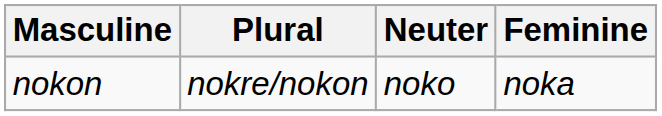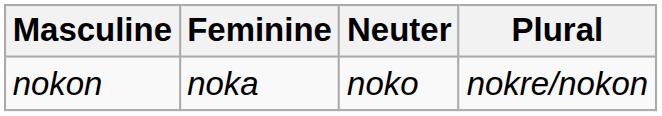columns swapped: (576, 30) <-> (278, 30)
